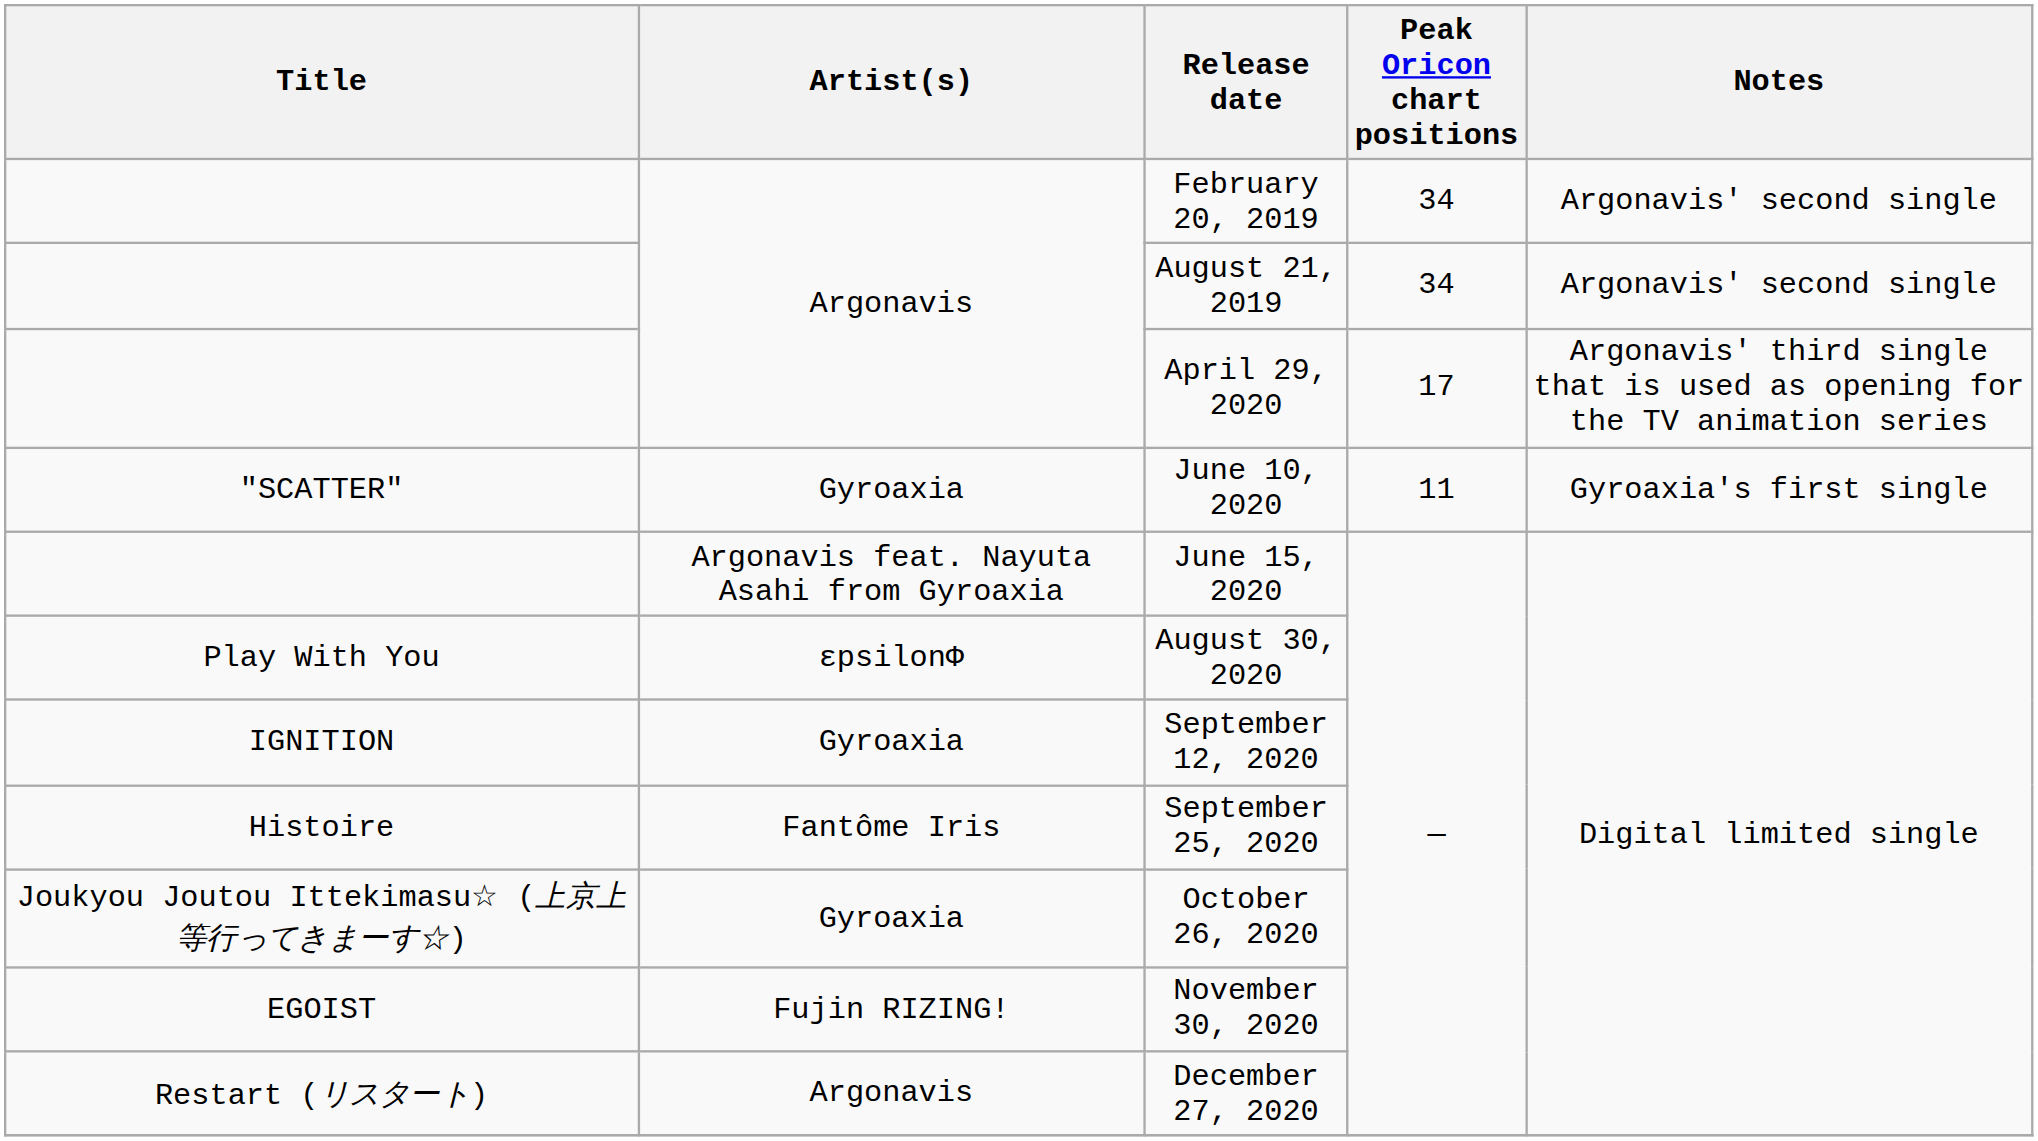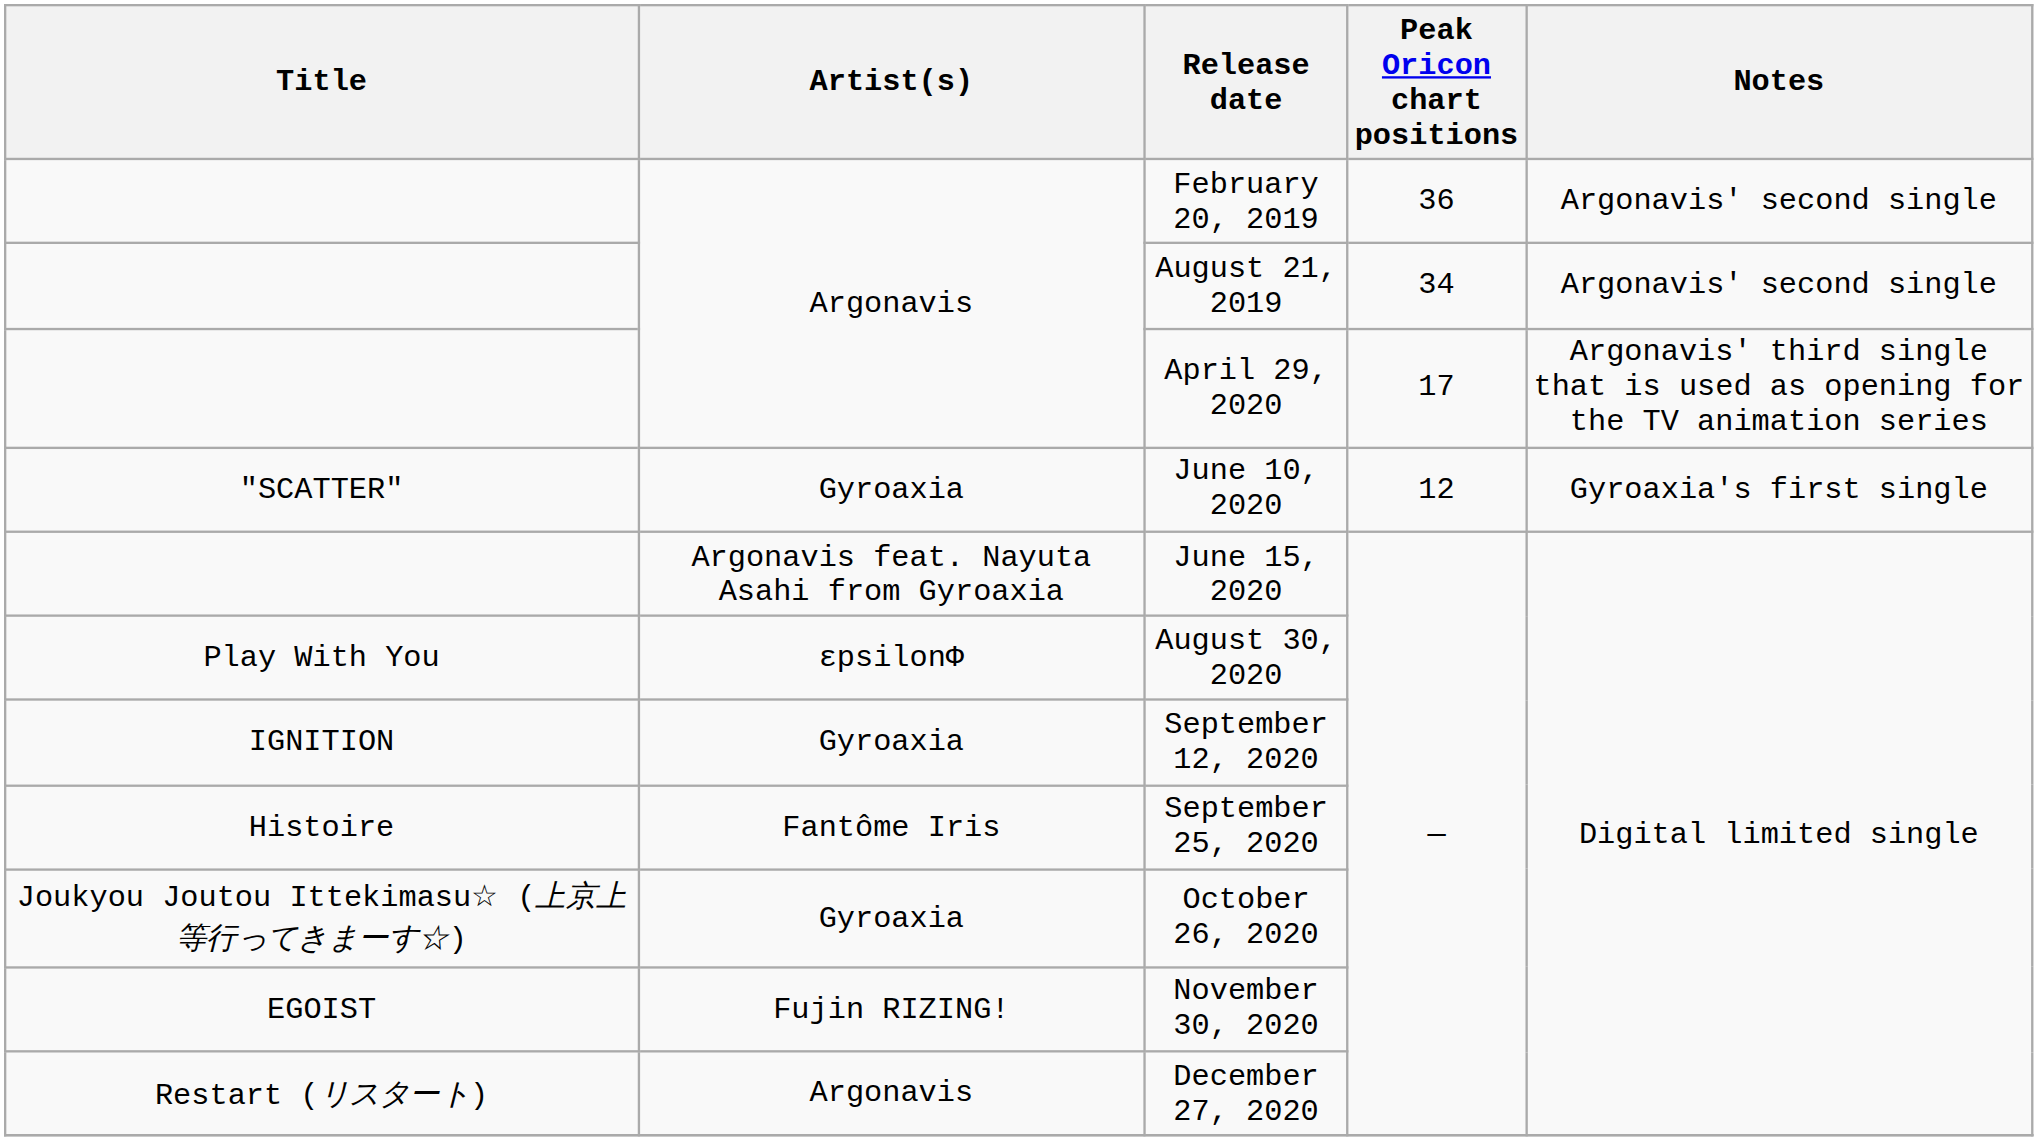(1436, 202) 34 -> (1436, 202) 36
(1436, 489) 11 -> (1436, 489) 12
